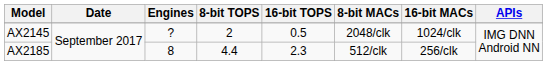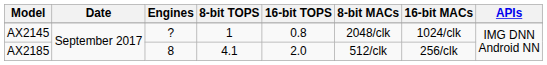(229, 32) 2 -> (229, 32) 1
(298, 32) 0.5 -> (298, 32) 0.8
(229, 51) 4.4 -> (229, 51) 4.1
(298, 51) 2.3 -> (298, 51) 2.0
